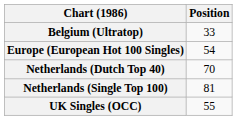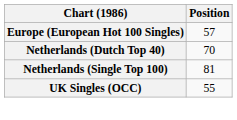- row: (95, 32)
(209, 50) 54 -> (209, 32) 57
